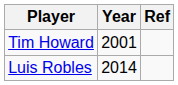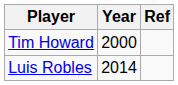(119, 42) 2001 -> (119, 42) 2000
